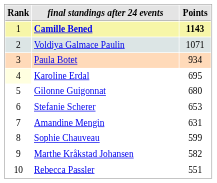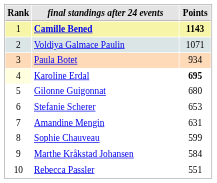(195, 76) normal -> (195, 76) bold
(195, 154) 582 -> (195, 154) 584
